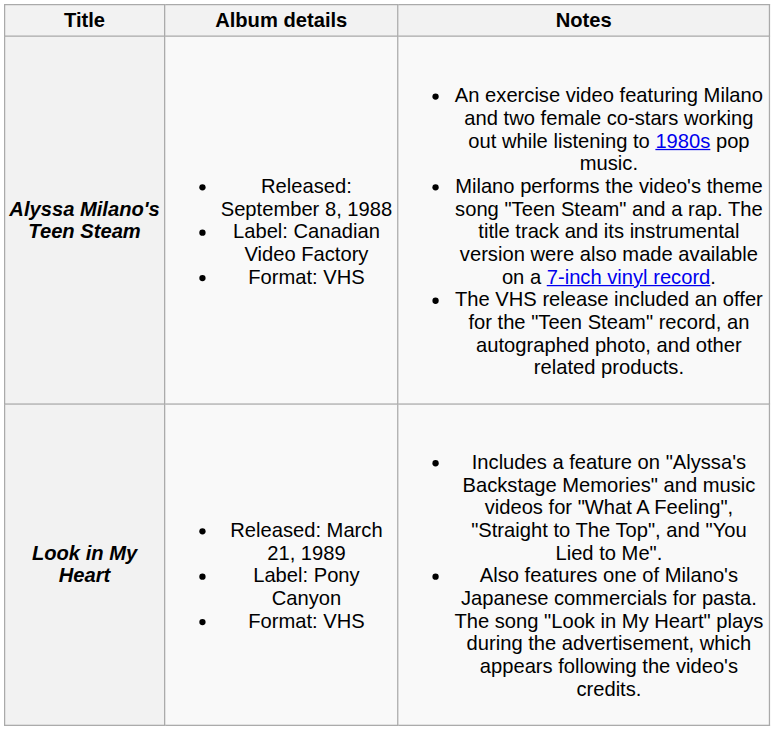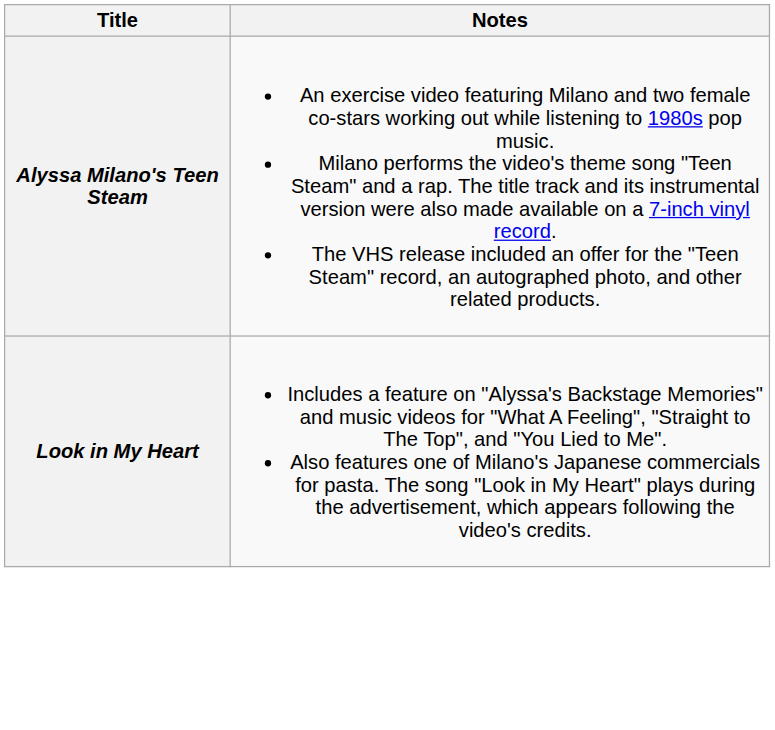- column: (281, 20)
